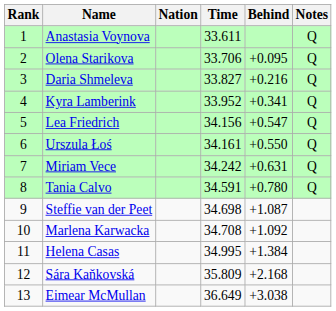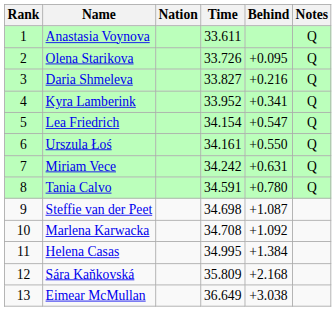(223, 58) 33.706 -> (223, 58) 33.726
(223, 123) 34.156 -> (223, 123) 34.154
